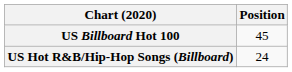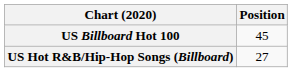(262, 56) 24 -> (262, 56) 27
